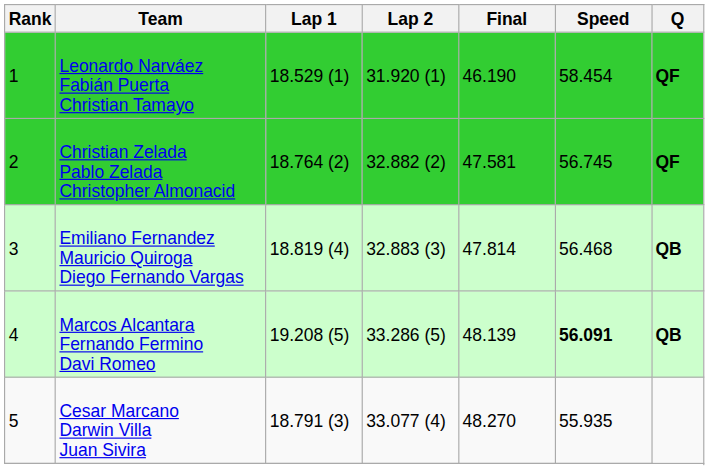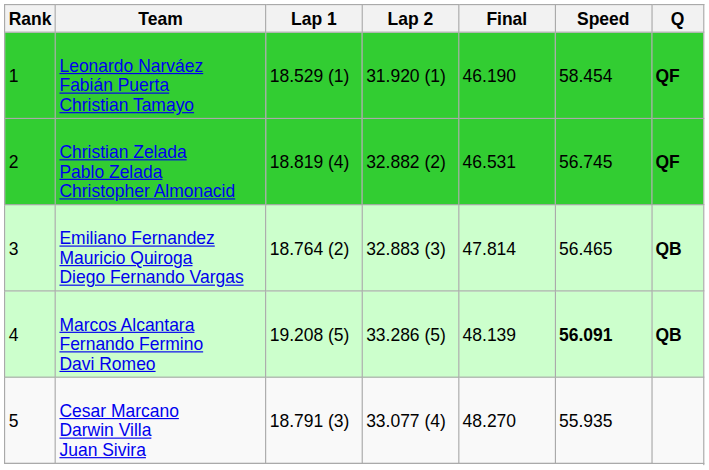(310, 162) 18.764 (2) -> (310, 162) 18.819 (4)
(489, 162) 47.581 -> (489, 162) 46.531
(310, 248) 18.819 (4) -> (310, 248) 18.764 (2)
(586, 248) 56.468 -> (586, 248) 56.465
